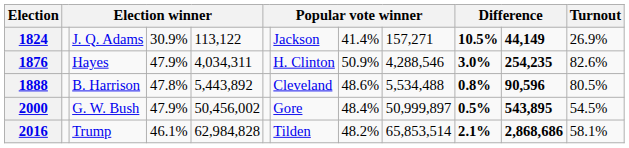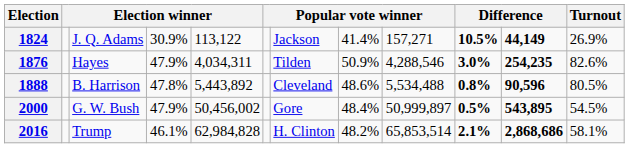(304, 62) H. Clinton -> (292, 62) Tilden
(292, 131) Tilden -> (304, 131) H. Clinton
